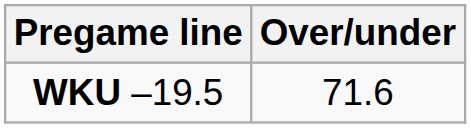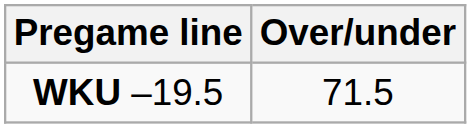(358, 92) 71.6 -> (358, 92) 71.5
